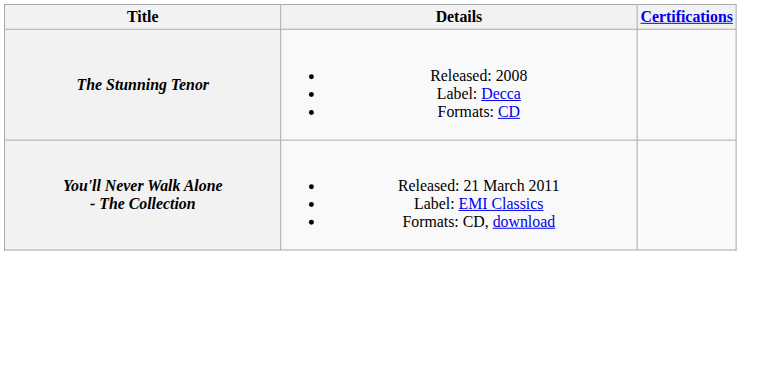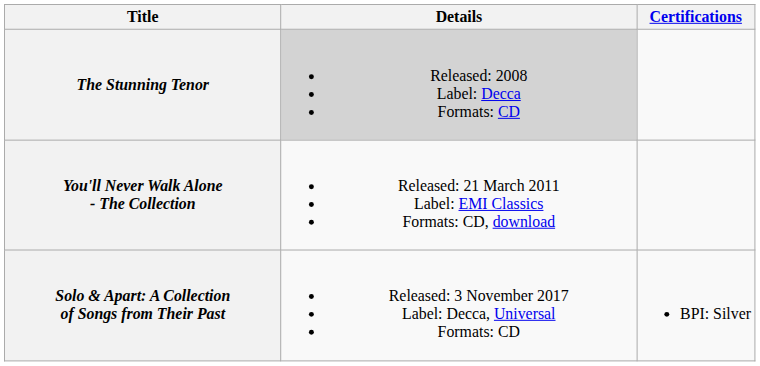(459, 94) no background -> (459, 94) lightgrey background
+ row: (143, 305)
